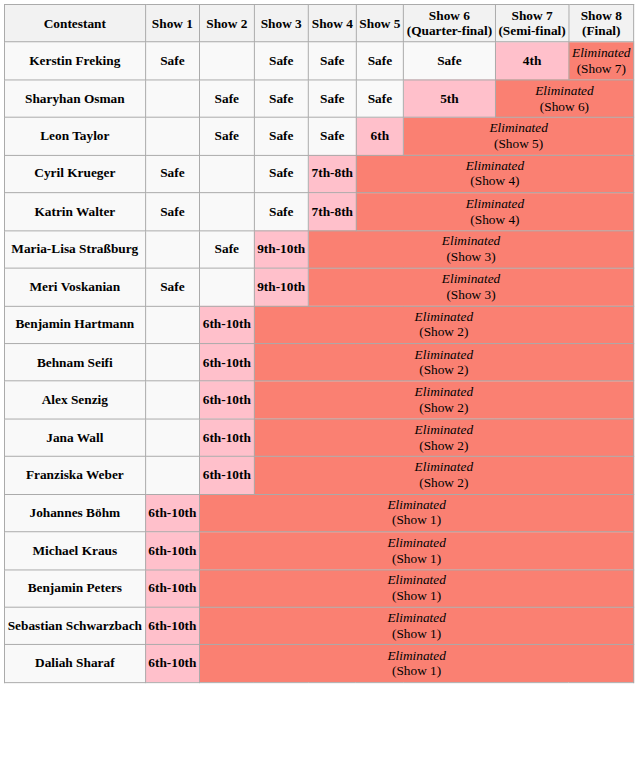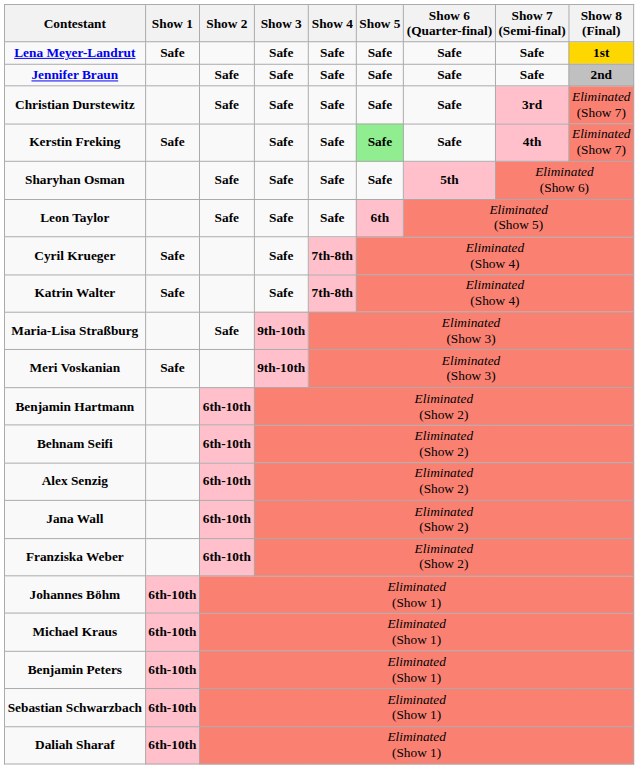+ row: (75, 52)
+ row: (75, 74)
+ row: (75, 104)
(380, 60) no background -> (380, 142) lightgreen background
